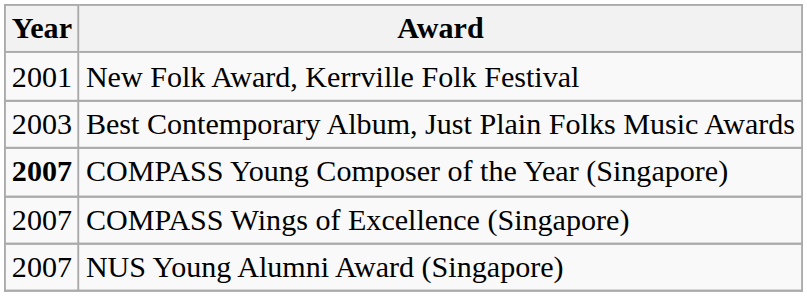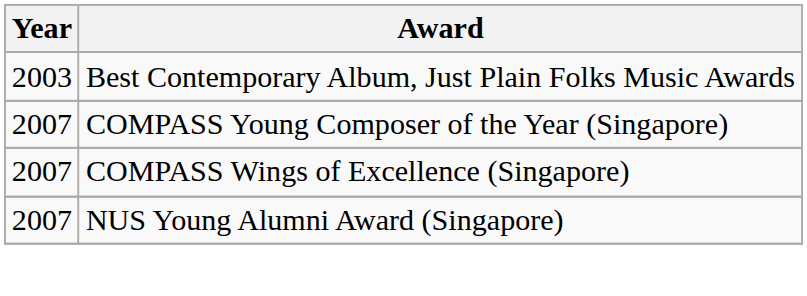- row: (333, 76)
(42, 171) bold -> (42, 123) normal
